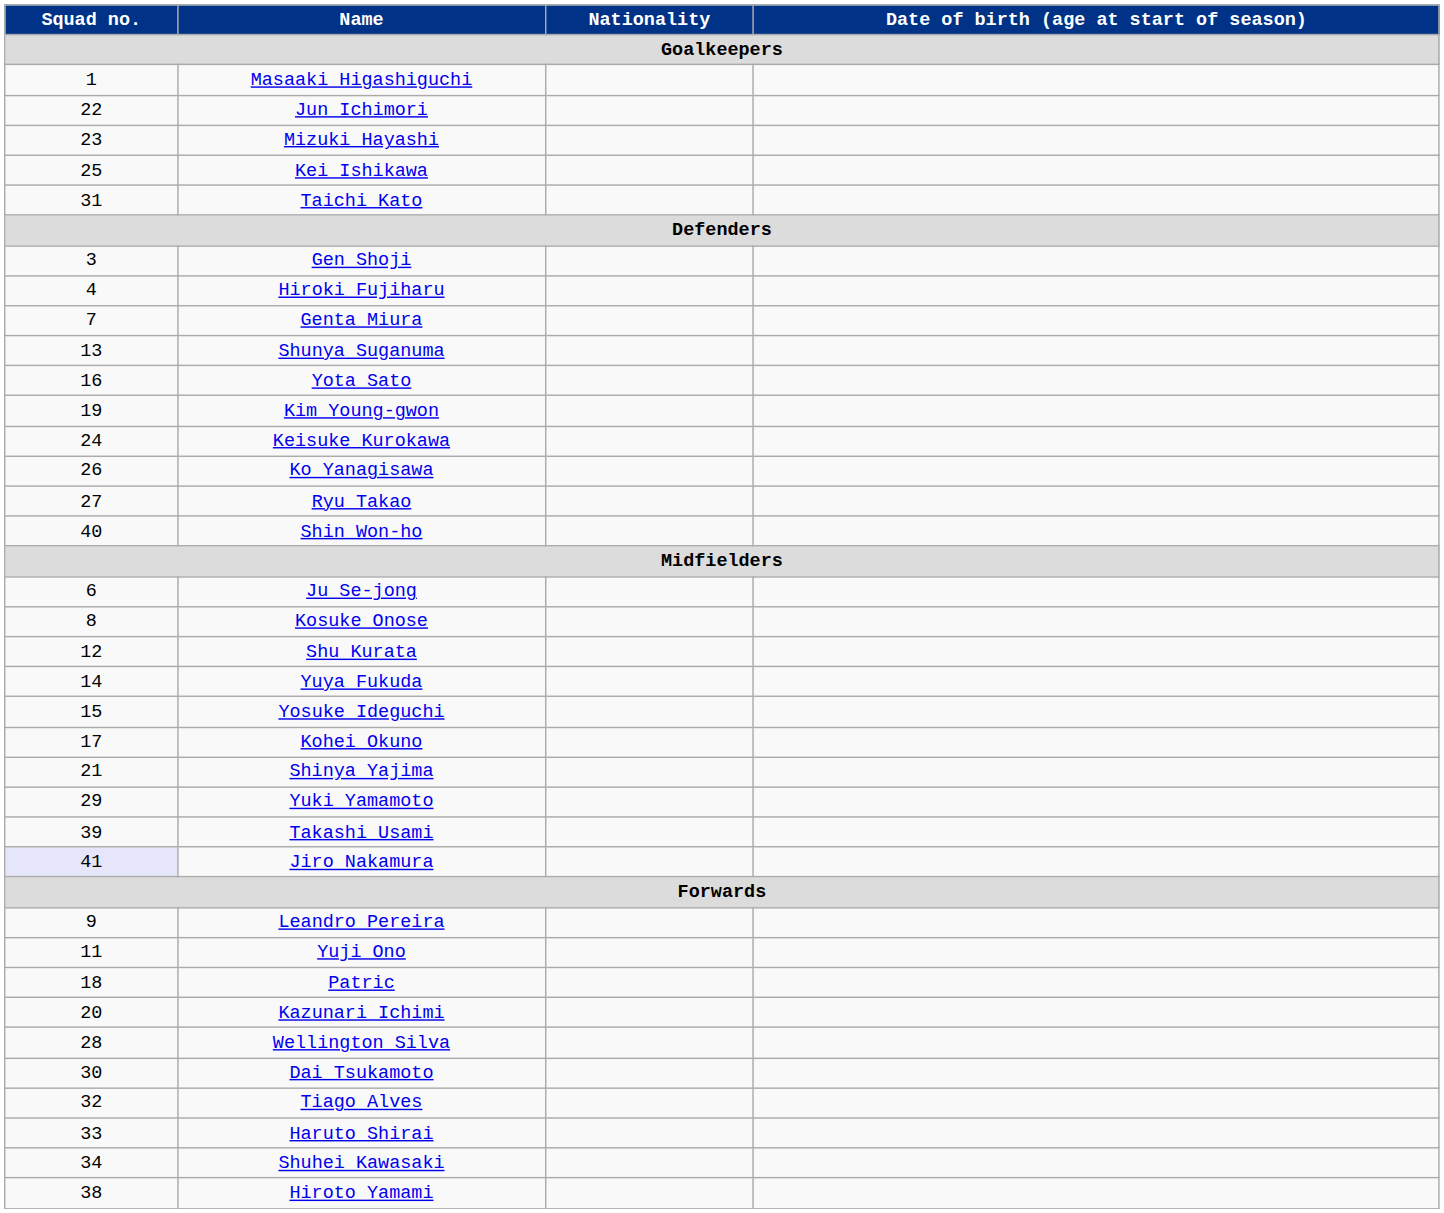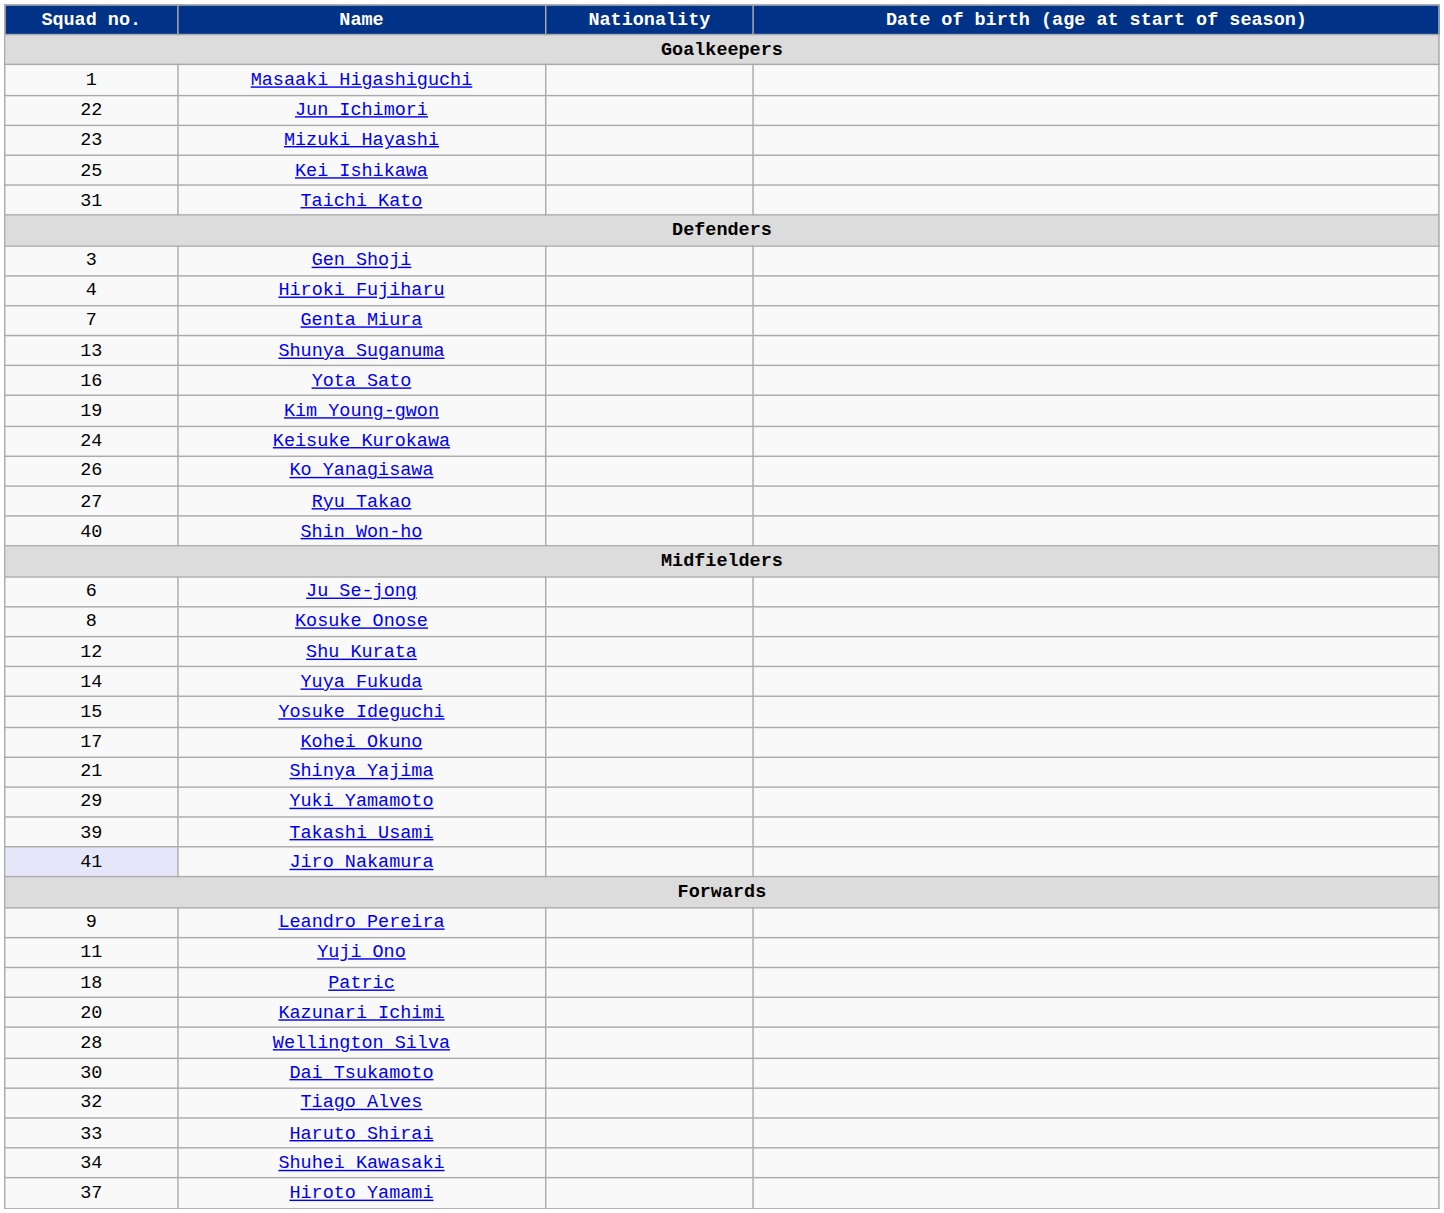(91, 1193) 38 -> (91, 1193) 37
